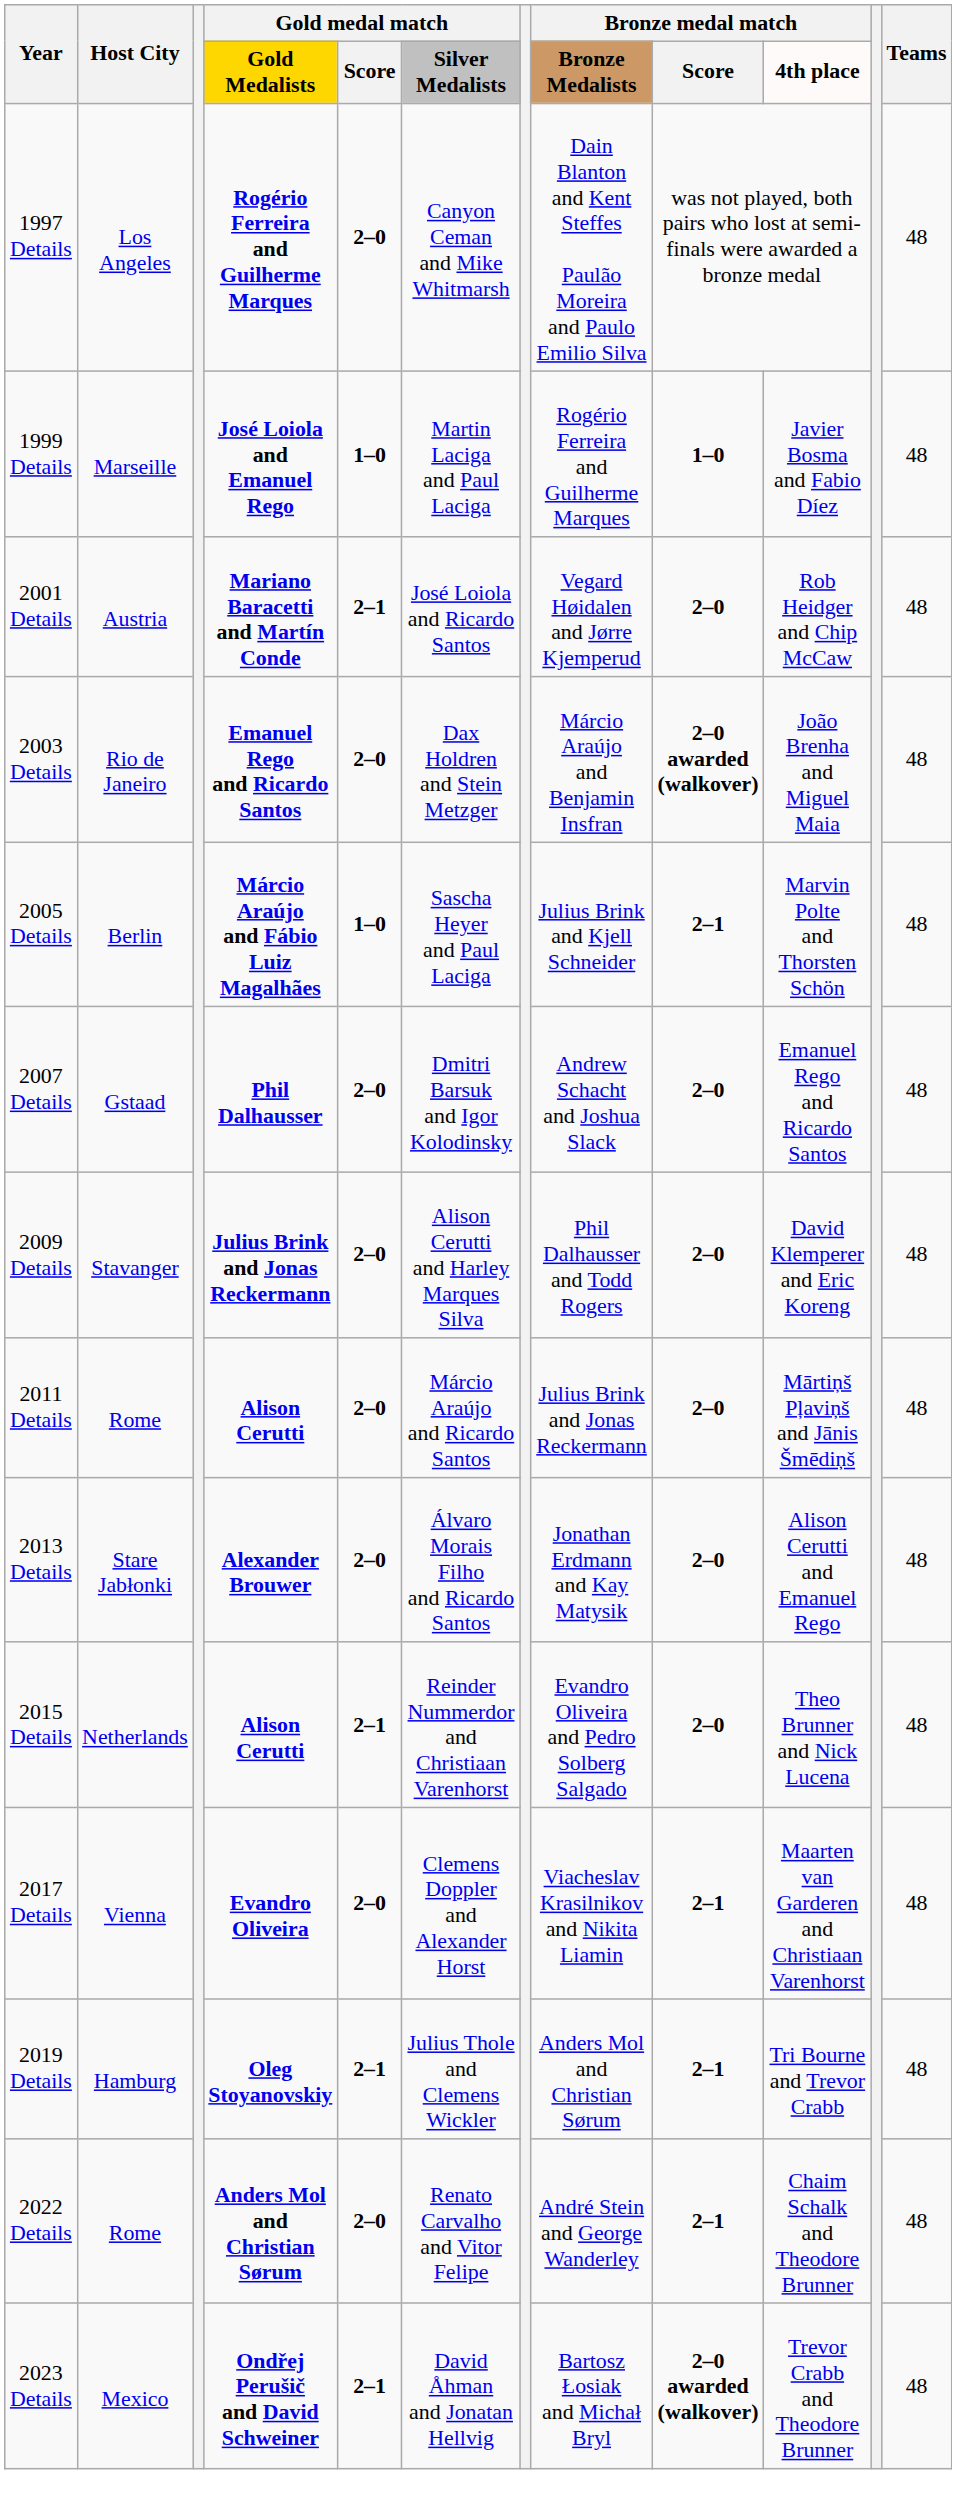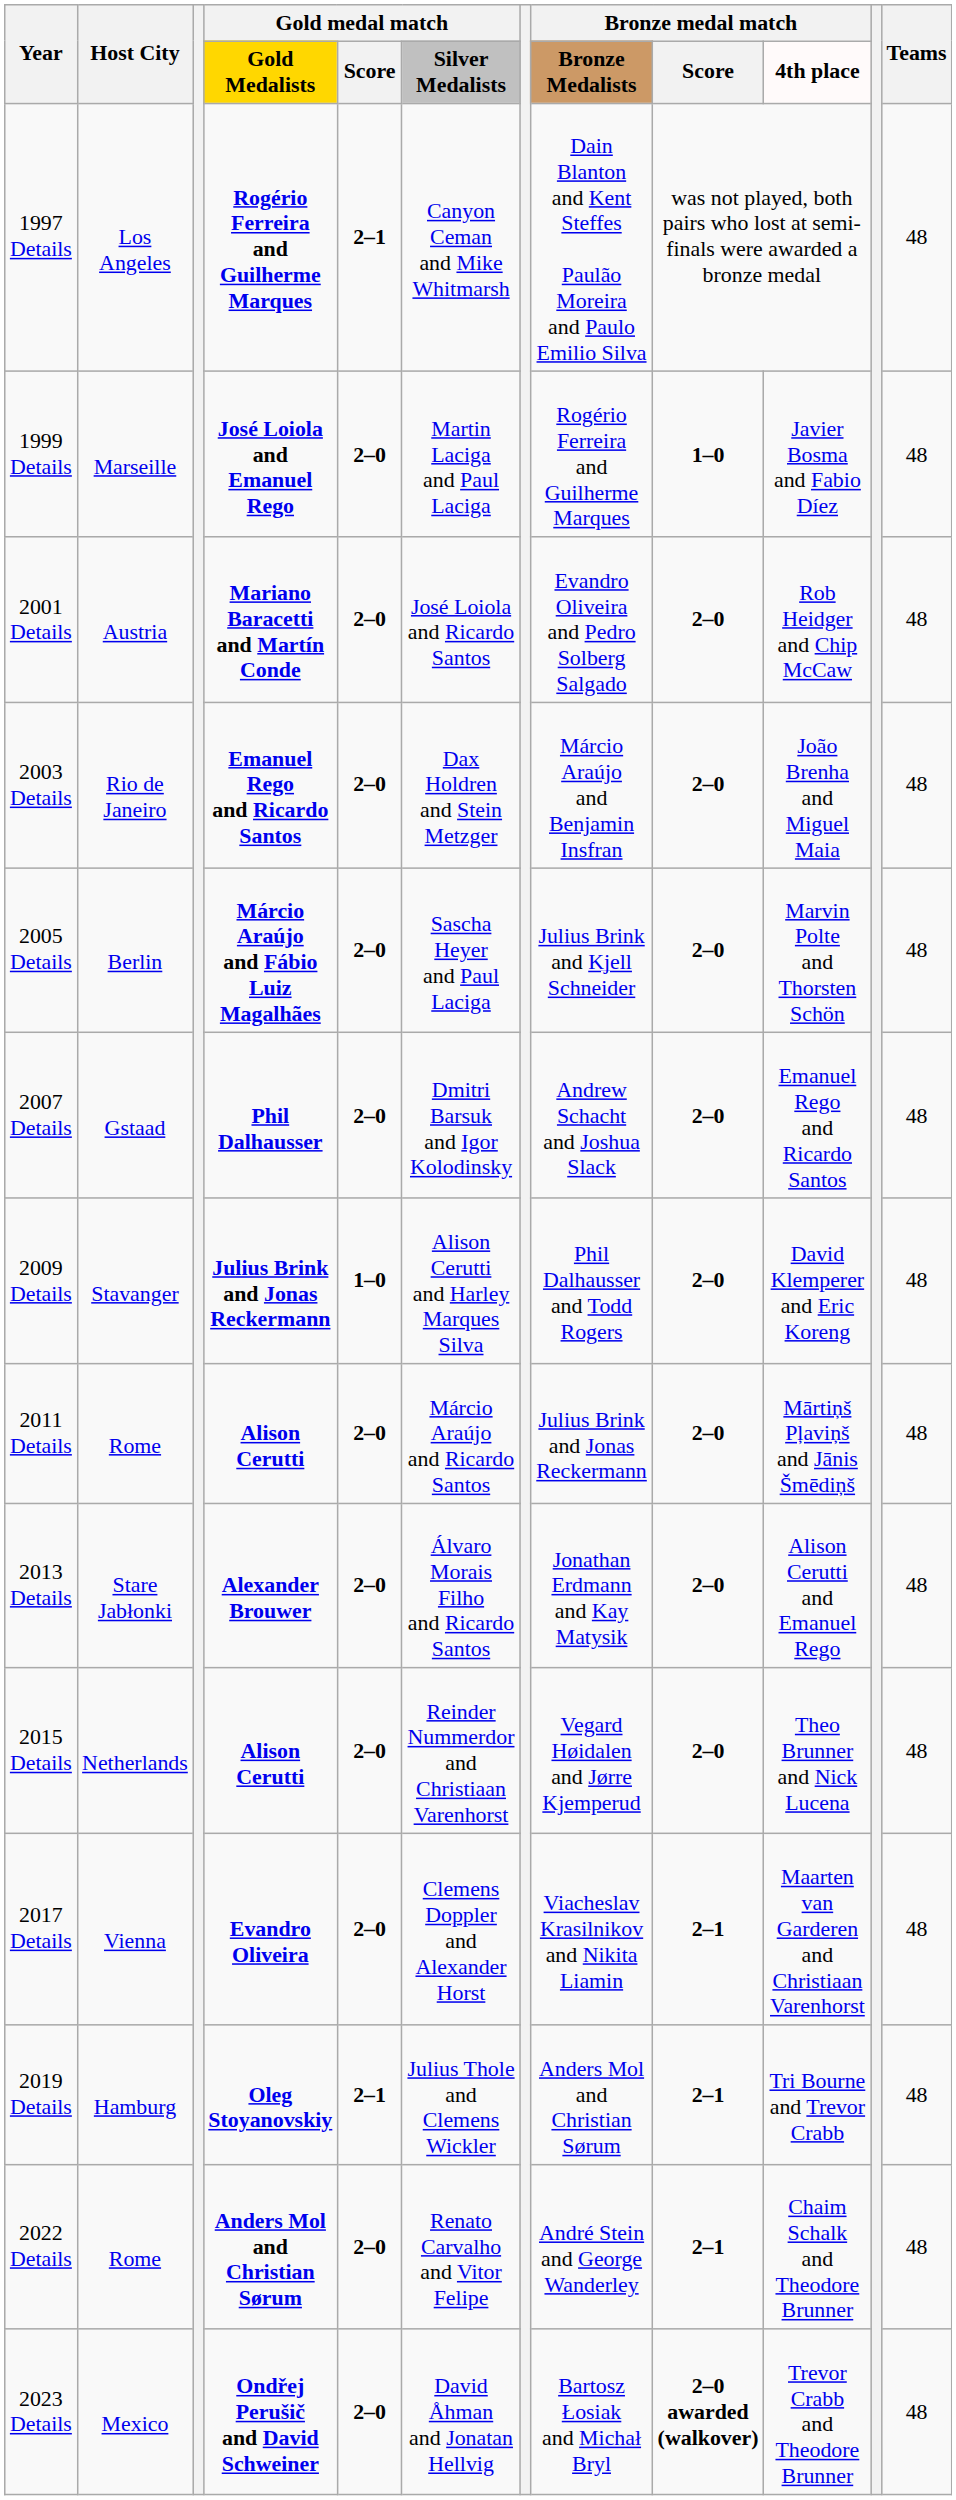(370, 237) 2–0 -> (370, 237) 2–1
(370, 454) 1–0 -> (370, 454) 2–0
(370, 606) 2–1 -> (370, 619) 2–0
(592, 619) Vegard Høidalen and Jørre Kjemperud -> (592, 632) Evandro Oliveira and Pedro Solberg Salgado
(708, 759) 2–0 awarded (walkover) -> (708, 784) 2–0
(370, 924) 1–0 -> (370, 950) 2–0
(708, 924) 2–1 -> (708, 950) 2–0
(370, 1254) 2–0 -> (370, 1280) 1–0
(370, 1724) 2–1 -> (370, 1750) 2–0
(592, 1737) Evandro Oliveira and Pedro Solberg Salgado -> (592, 1763) Vegard Høidalen and Jørre Kjemperud
(370, 2386) 2–1 -> (370, 2412) 2–0
